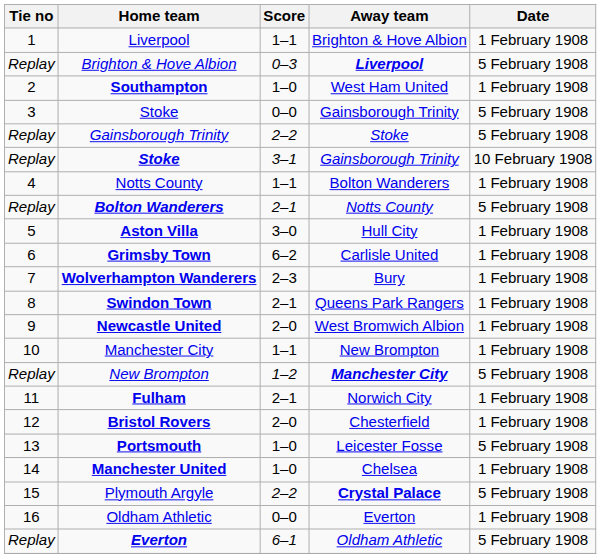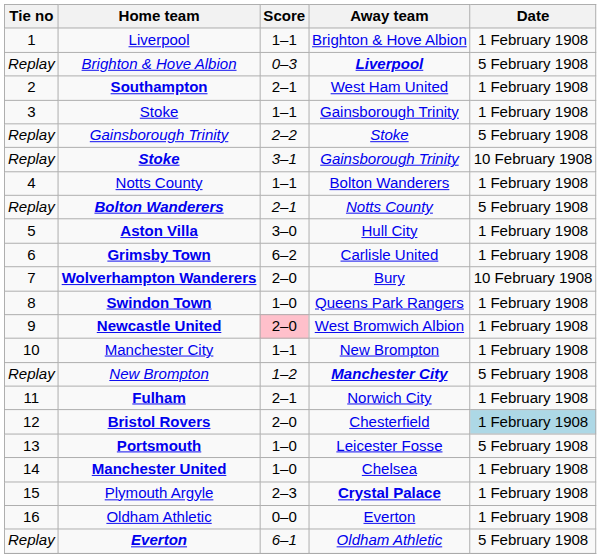(284, 87) 1–0 -> (284, 87) 2–1
(284, 111) 0–0 -> (284, 111) 1–1
(533, 111) 5 February 1908 -> (533, 111) 1 February 1908
(284, 278) 2–3 -> (284, 278) 2–0
(533, 278) 1 February 1908 -> (533, 278) 10 February 1908
(284, 302) 2–1 -> (284, 302) 1–0
(284, 326) no background -> (284, 326) pink background
(533, 421) no background -> (533, 421) lightblue background
(284, 493) 2–2 -> (284, 493) 2–3
(533, 493) 5 February 1908 -> (533, 493) 1 February 1908
